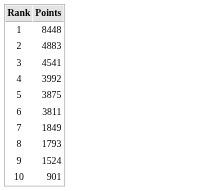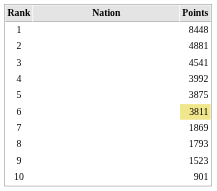+ column: (106, 13)
(52, 46) 4883 -> (199, 46) 4881
(52, 112) no background -> (199, 112) khaki background
(52, 128) 1849 -> (199, 128) 1869
(52, 161) 1524 -> (199, 161) 1523
